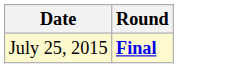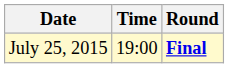+ column: (137, 18)
